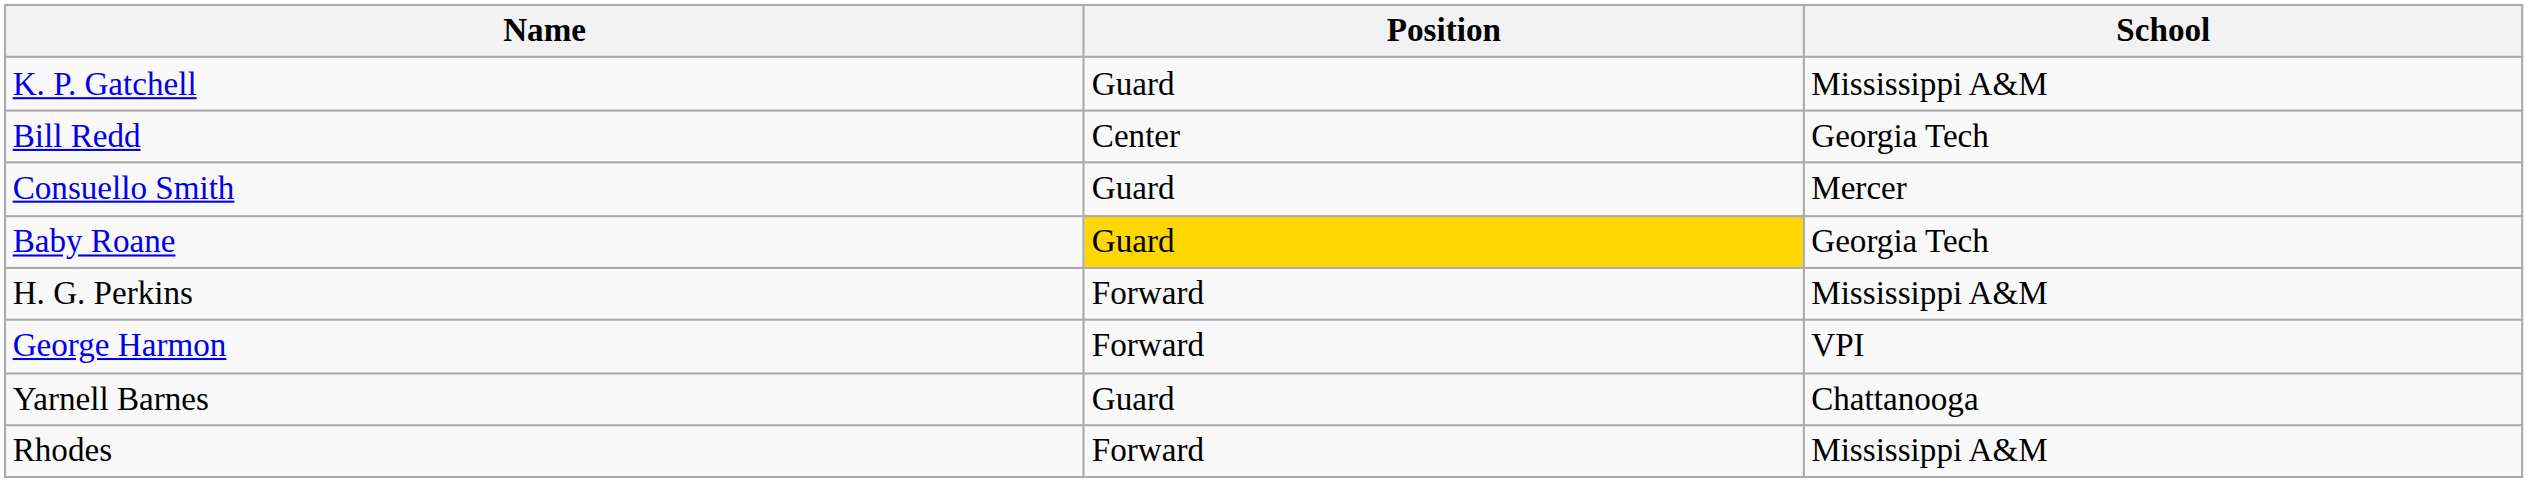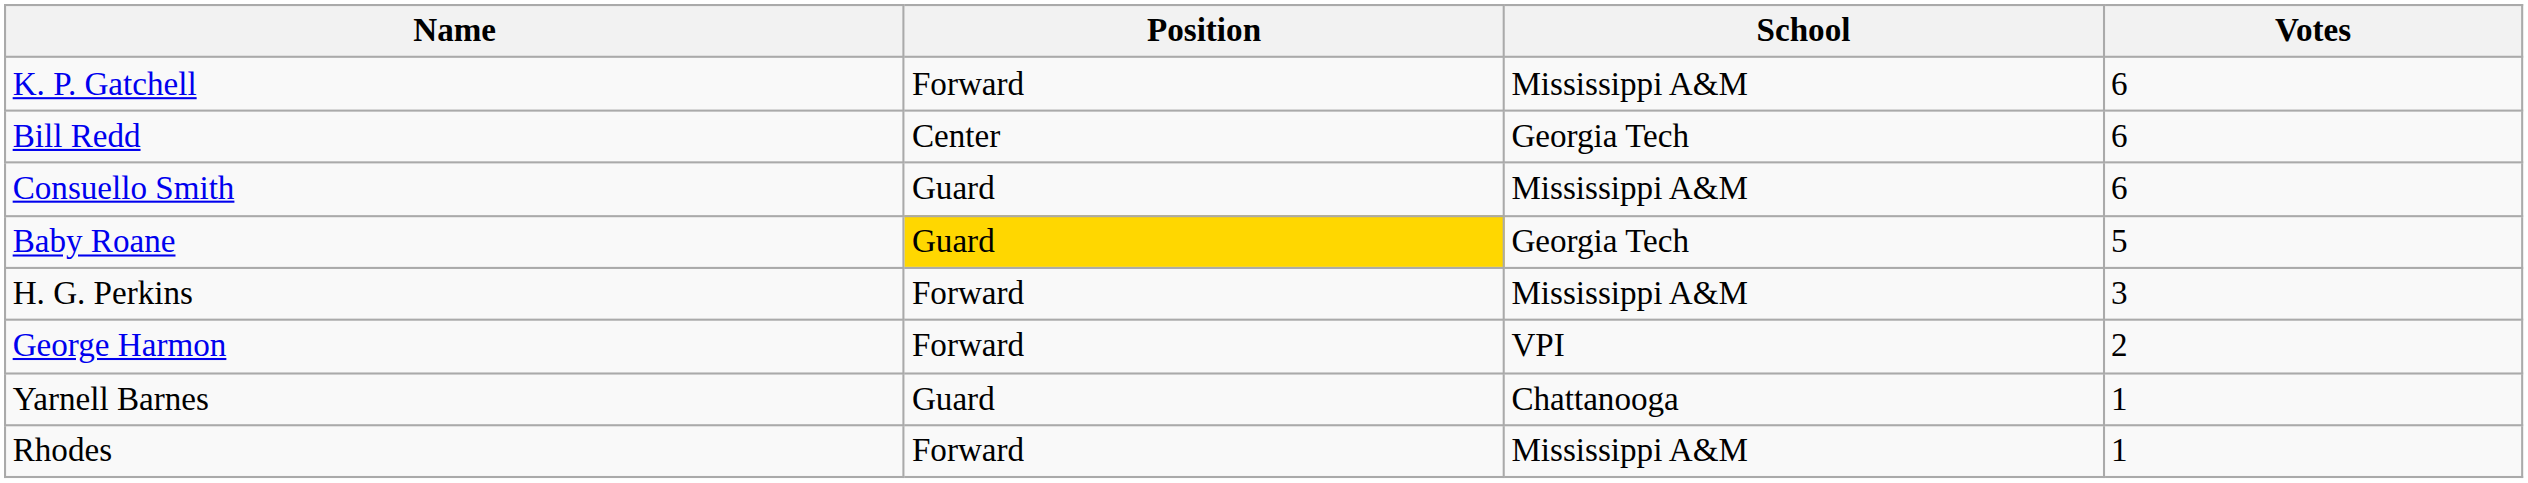+ column: (2313, 30)
(1133, 83) Guard -> (968, 83) Forward
(1859, 188) Mercer -> (1630, 188) Mississippi A&M
